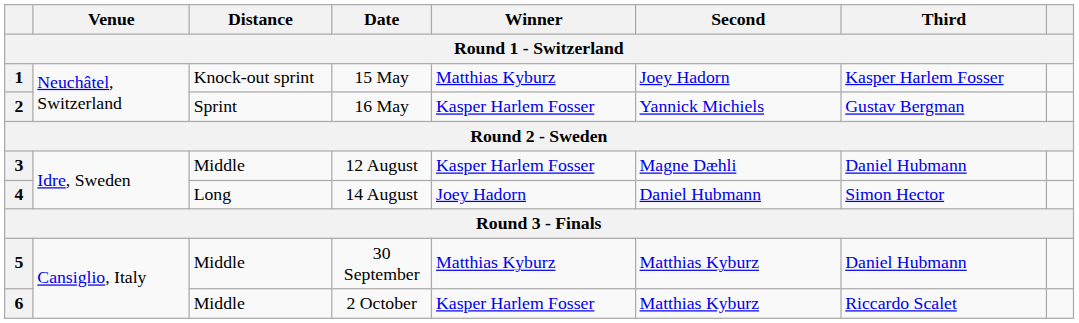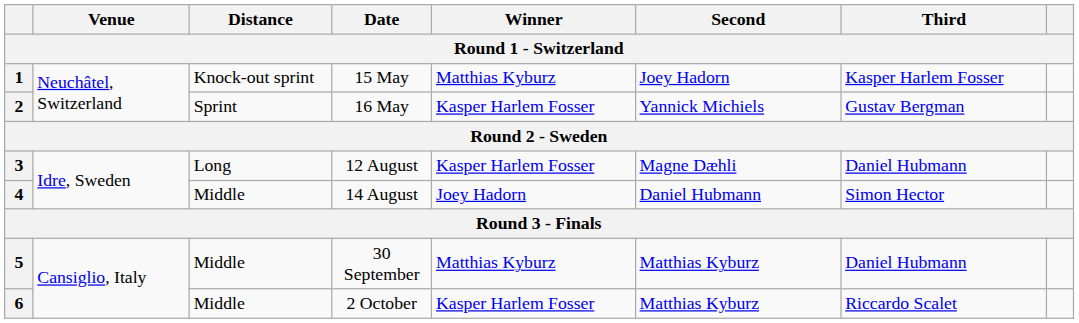(219, 165) Middle -> (212, 165) Long
(212, 194) Long -> (219, 194) Middle
